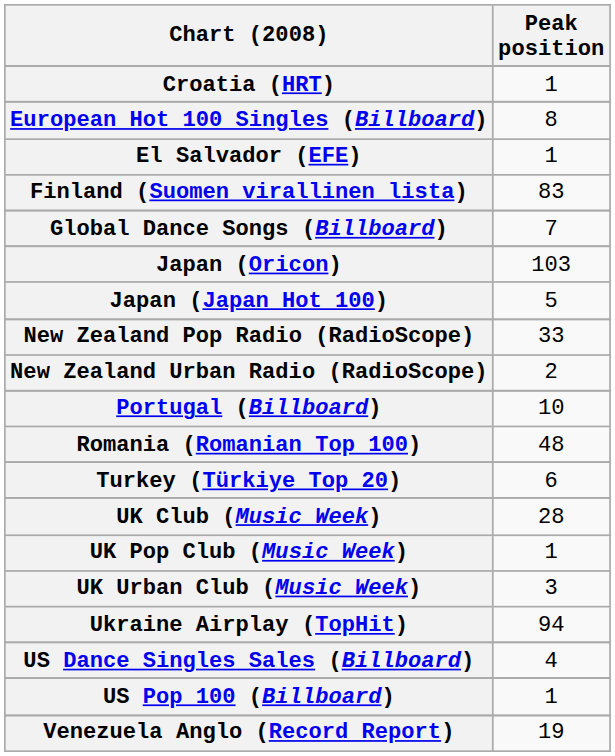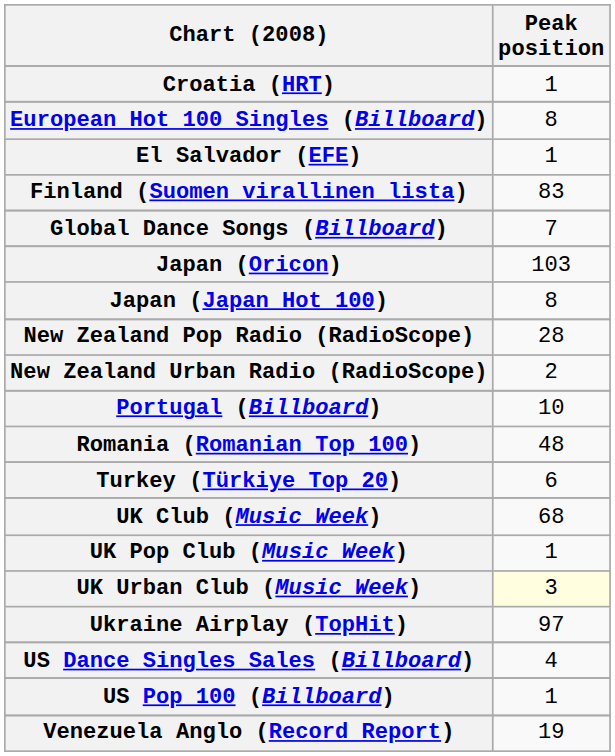(551, 300) 5 -> (551, 300) 8
(551, 337) 33 -> (551, 337) 28
(551, 517) 28 -> (551, 517) 68
(551, 589) no background -> (551, 589) lightyellow background
(551, 625) 94 -> (551, 625) 97
